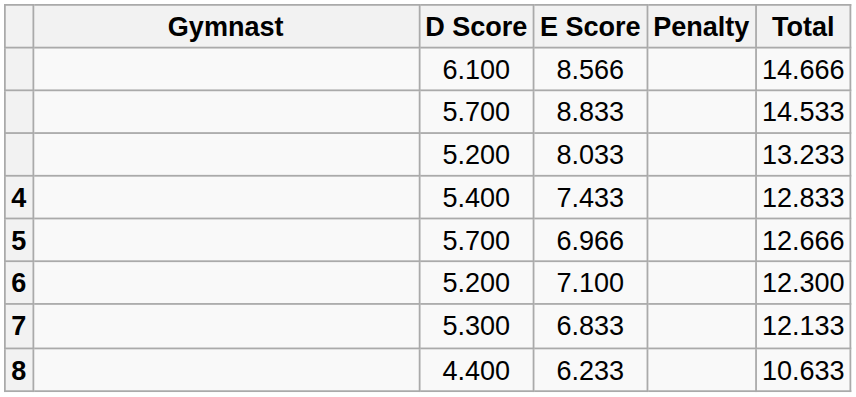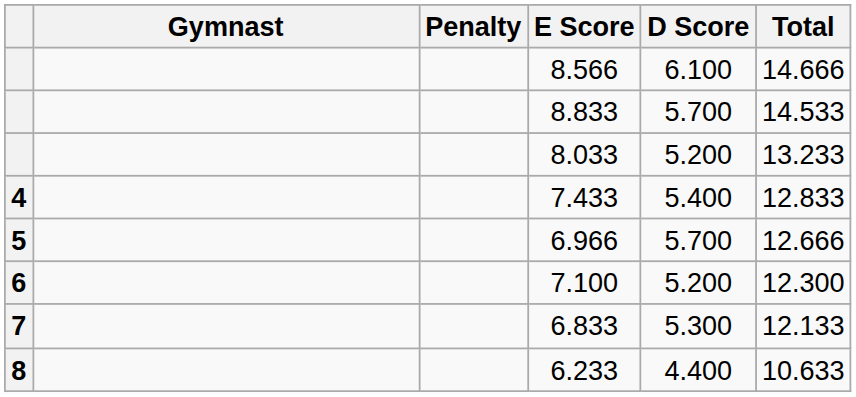columns swapped: (476, 26) <-> (701, 26)
